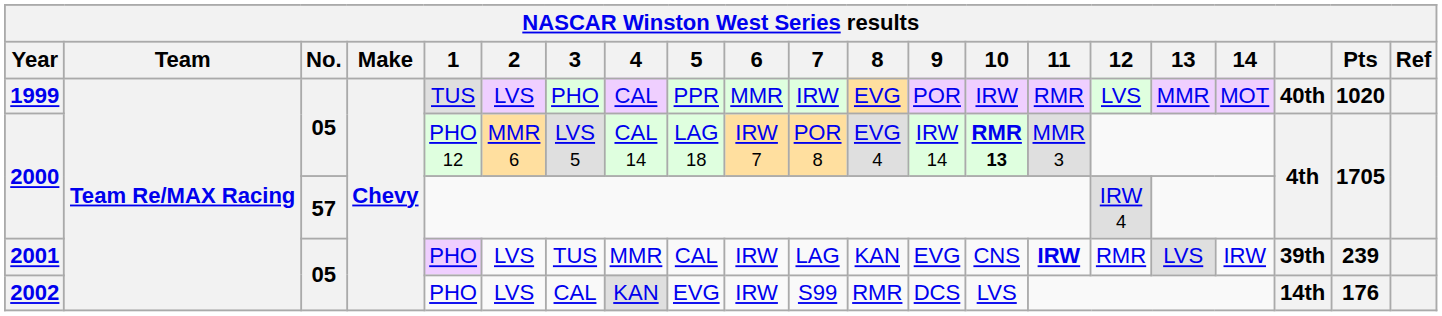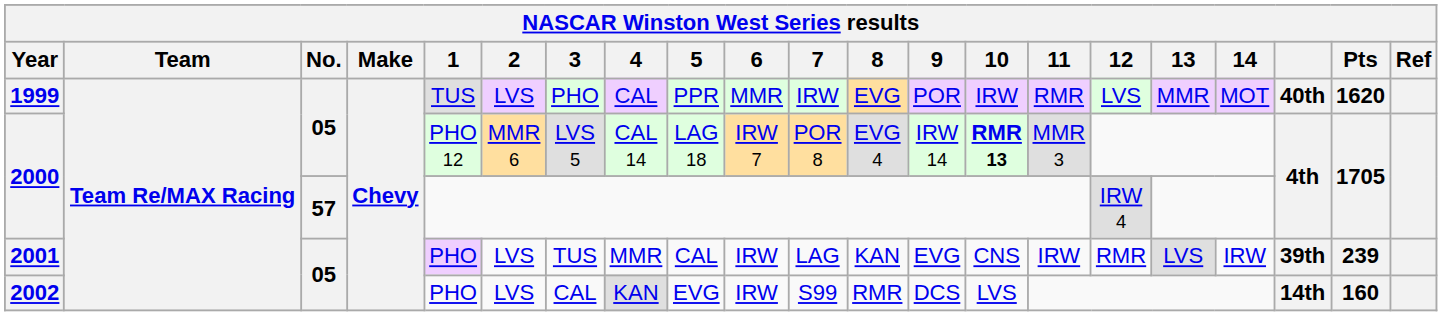(1361, 96) 1020 -> (1361, 96) 1620
(1059, 257) bold -> (1059, 257) normal
(1361, 293) 176 -> (1361, 293) 160
